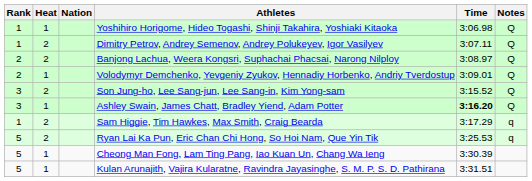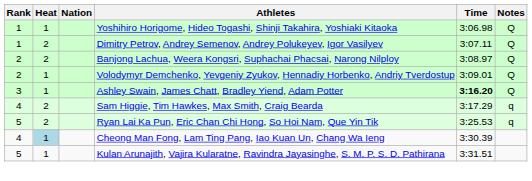- row: (221, 91)
(19, 122) 1 -> (19, 106) 4
(19, 153) 5 -> (19, 137) 4
(46, 153) no background -> (46, 137) lightblue background
